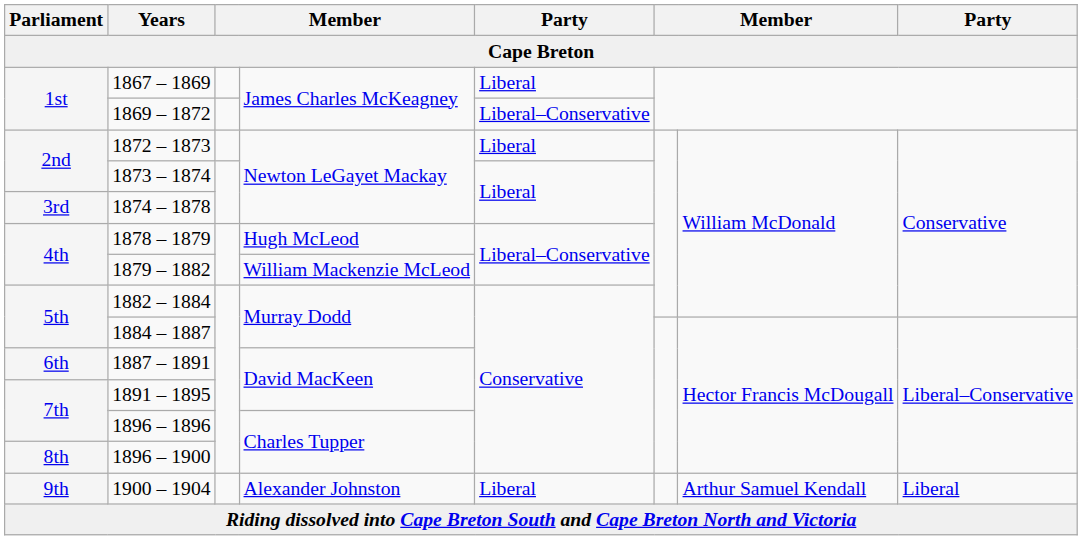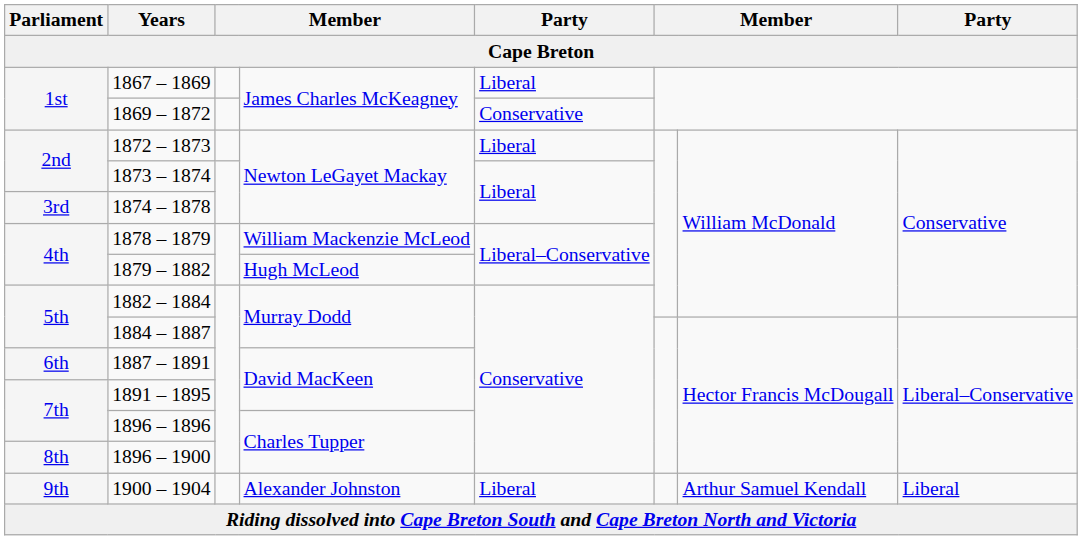(564, 113) Liberal–Conservative -> (531, 113) Conservative
(301, 238) Hugh McLeod -> (357, 238) William Mackenzie McLeod
(357, 269) William Mackenzie McLeod -> (301, 269) Hugh McLeod
